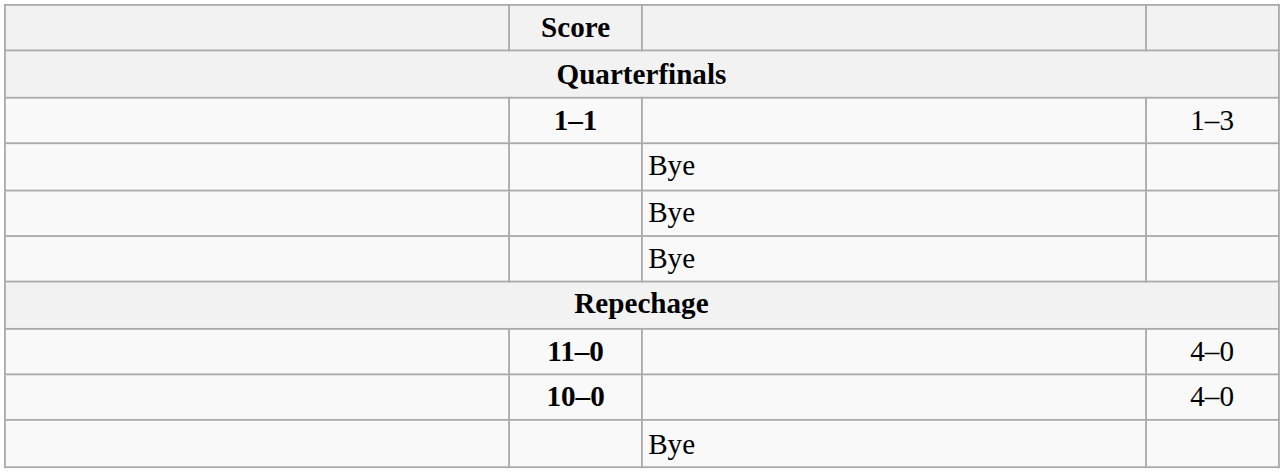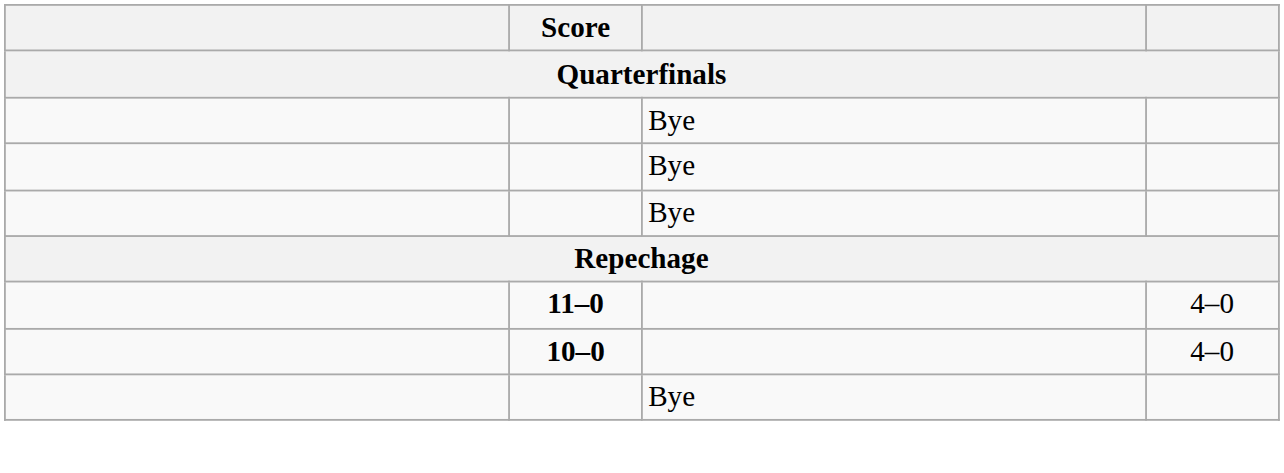- row: (576, 119)
